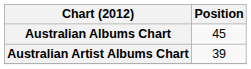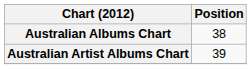(219, 34) 45 -> (219, 34) 38
